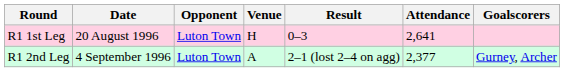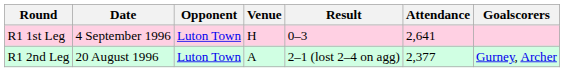(117, 35) 20 August 1996 -> (123, 35) 4 September 1996
(123, 56) 4 September 1996 -> (117, 56) 20 August 1996
